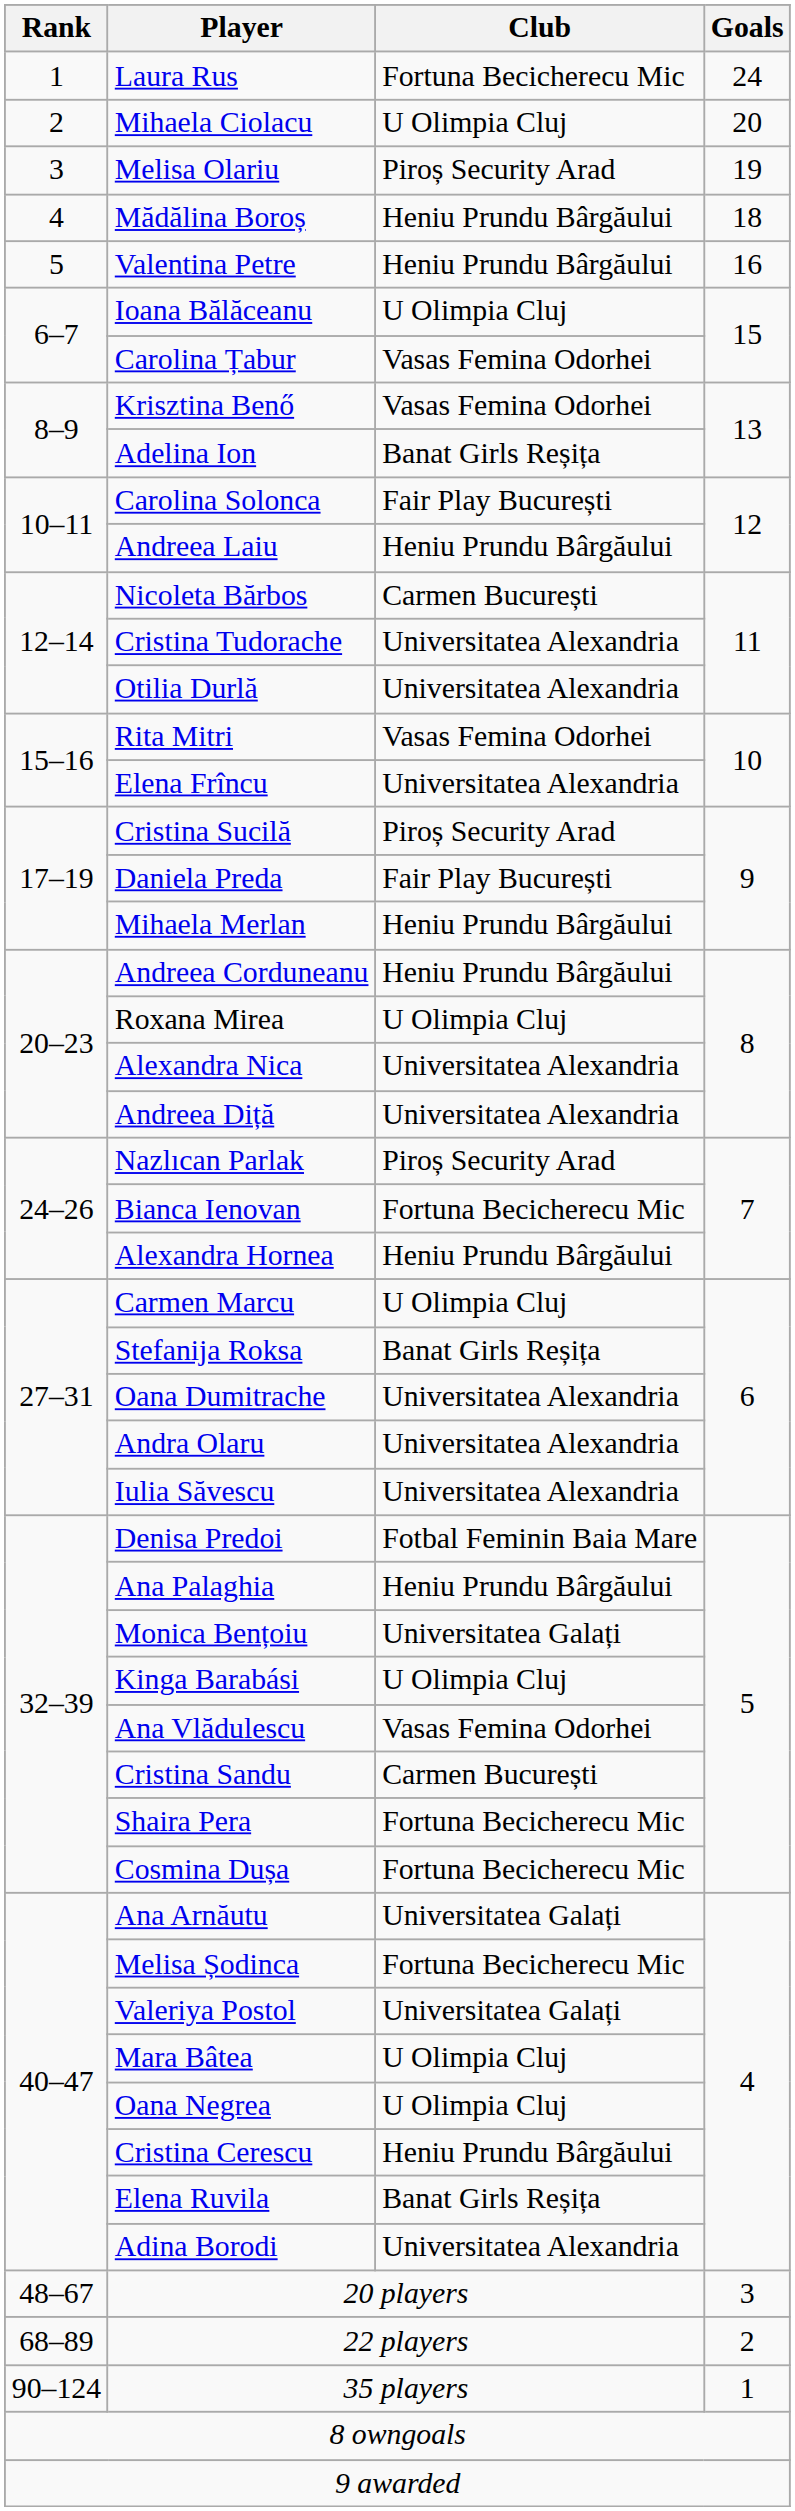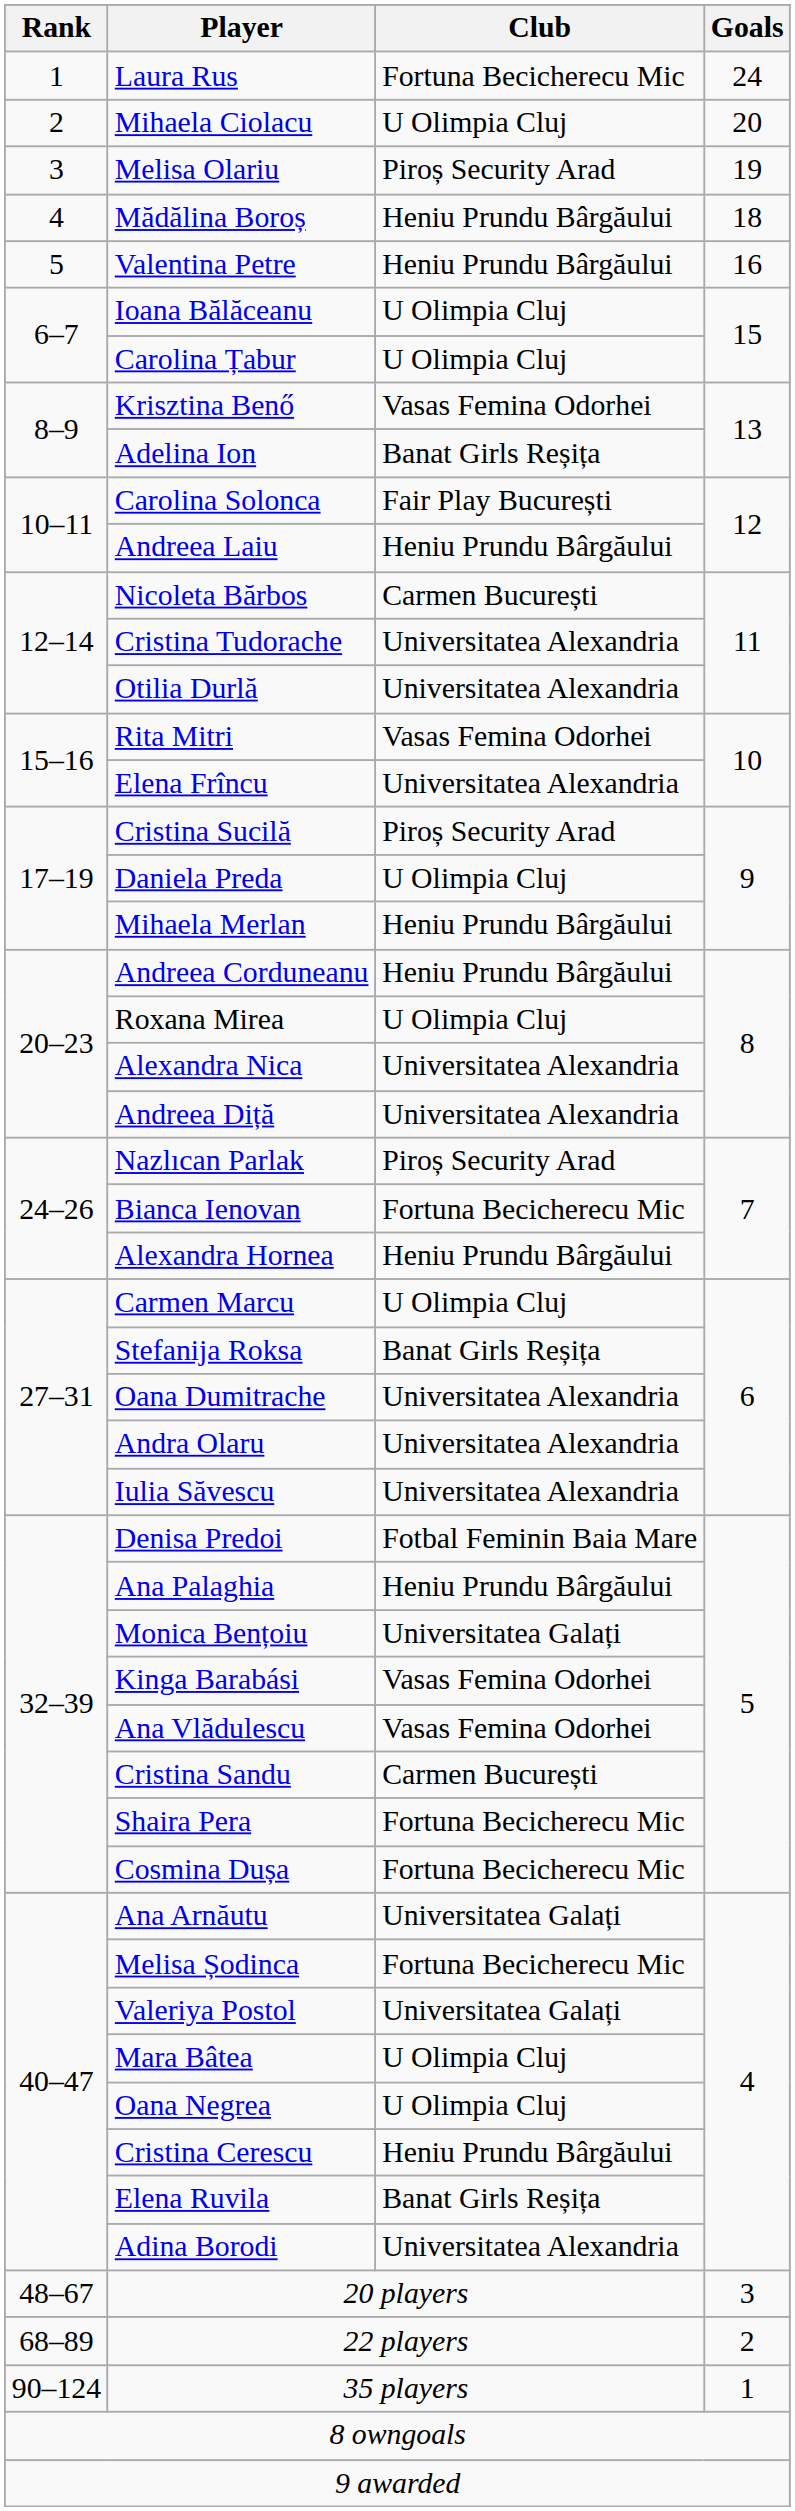(517, 358) Vasas Femina Odorhei -> (475, 358) U Olimpia Cluj
(497, 877) Fair Play București -> (475, 877) U Olimpia Cluj
(475, 1680) U Olimpia Cluj -> (517, 1680) Vasas Femina Odorhei
